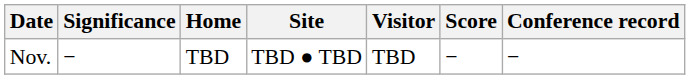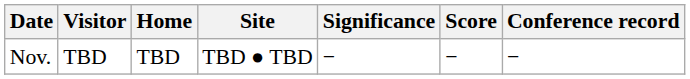columns swapped: (404, 21) <-> (119, 21)
